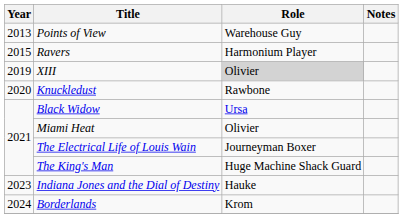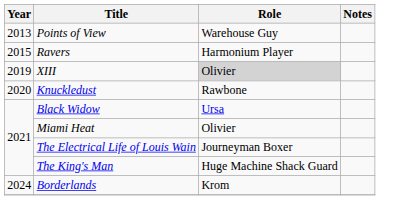- row: (128, 185)
